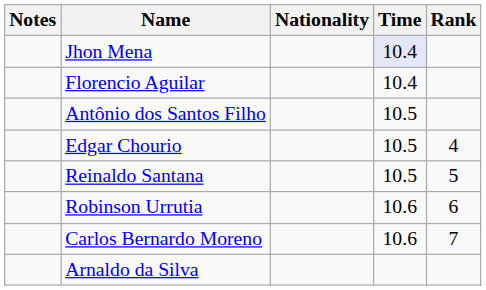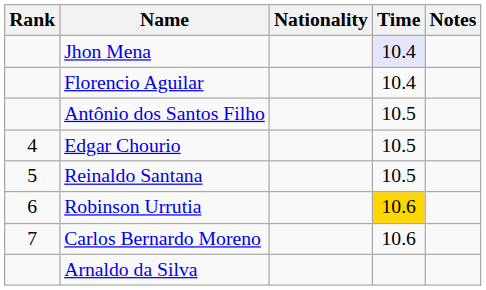columns swapped: (453, 20) <-> (33, 20)
(400, 207) no background -> (399, 207) gold background
